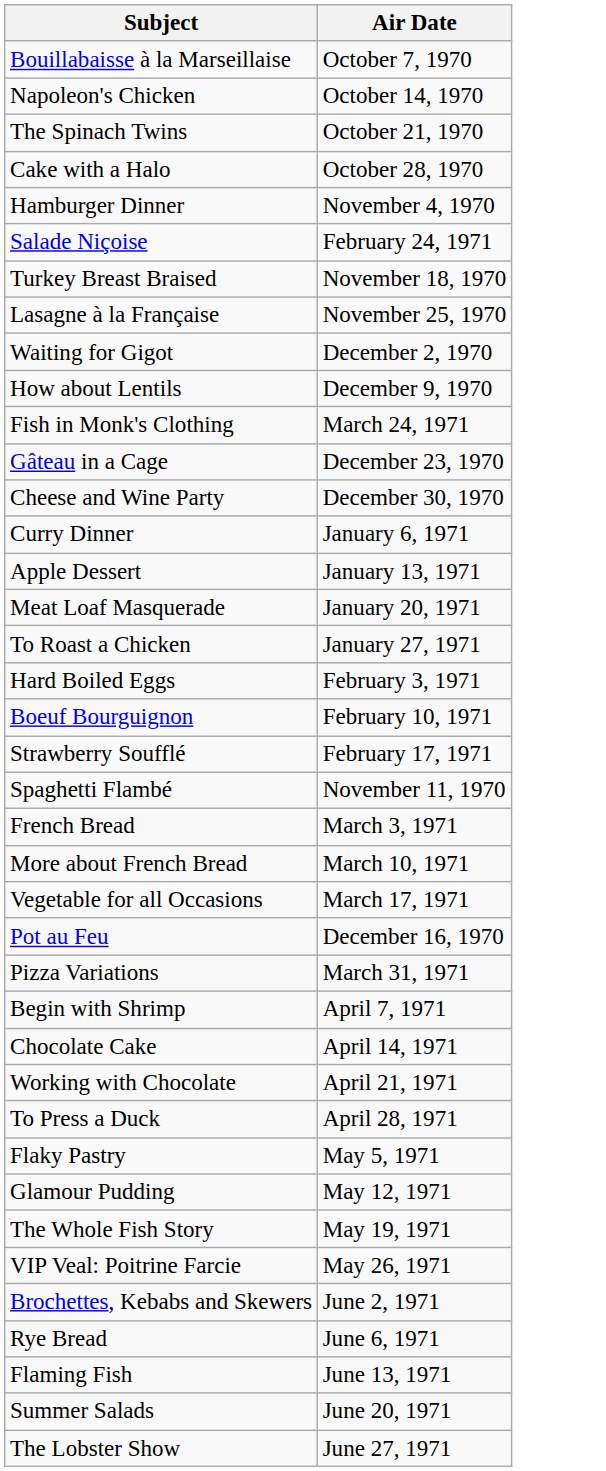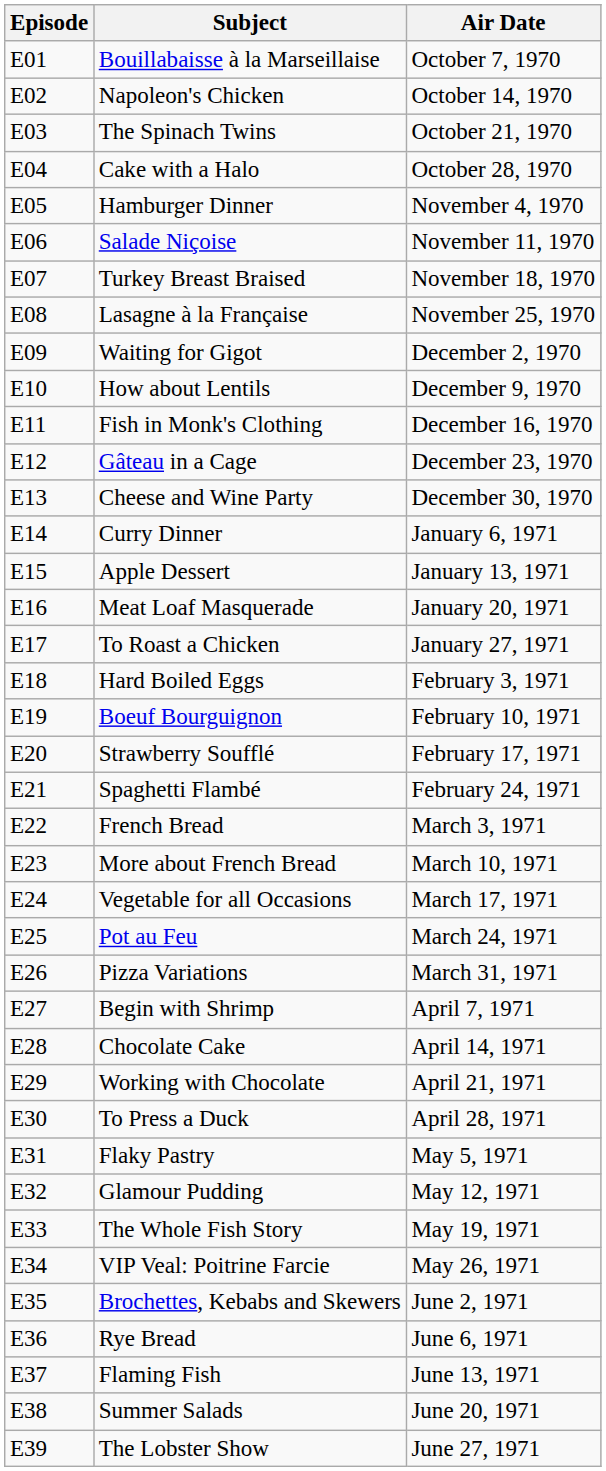+ column: (49, 22)
(407, 242) February 24, 1971 -> (503, 242) November 11, 1970
(396, 424) March 24, 1971 -> (502, 424) December 16, 1970
(414, 790) November 11, 1970 -> (496, 790) February 24, 1971
(413, 936) December 16, 1970 -> (485, 936) March 24, 1971
